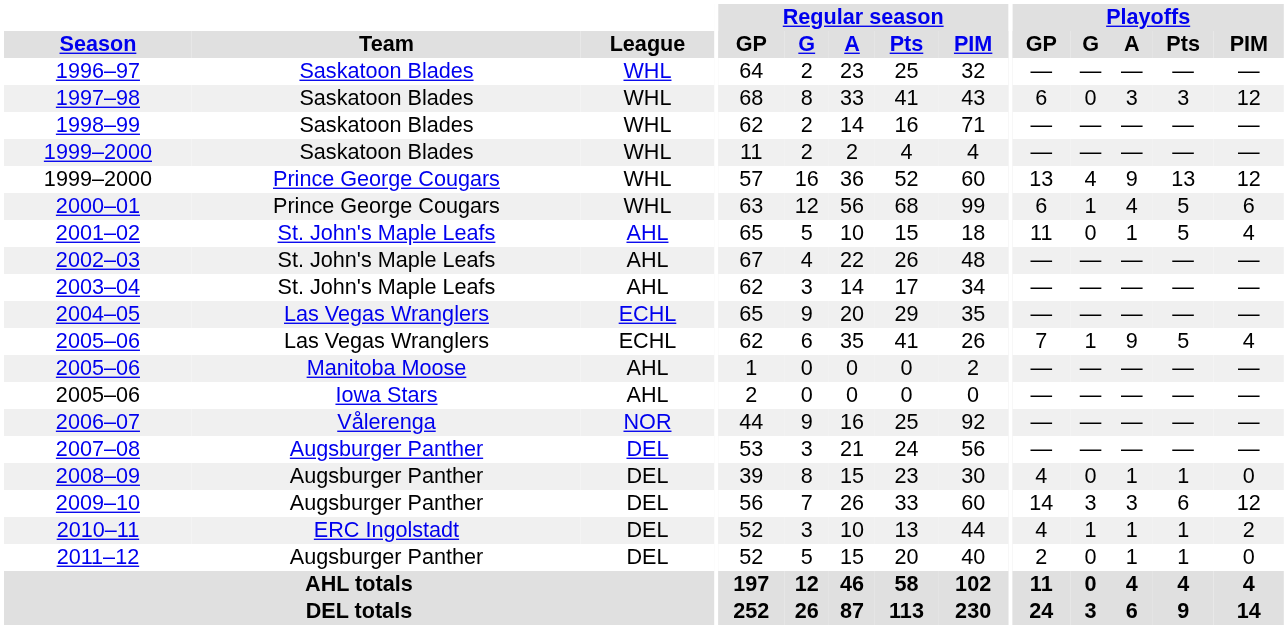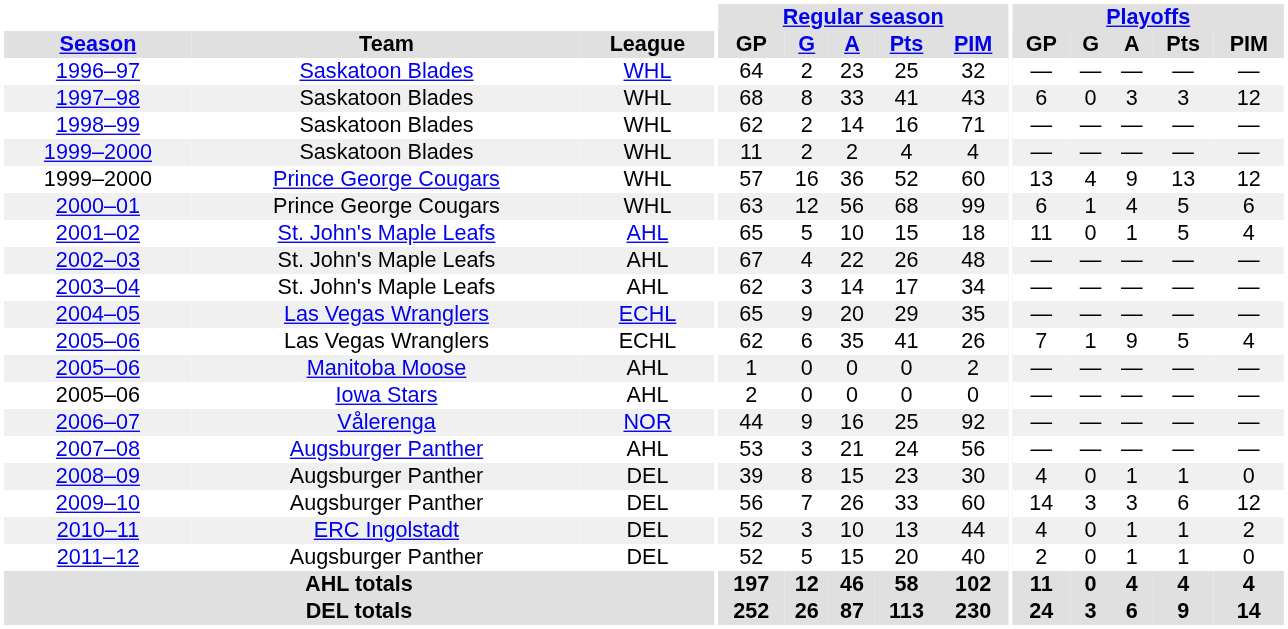(647, 449) DEL -> (647, 449) AHL
(1091, 530) 1 -> (1091, 530) 0
